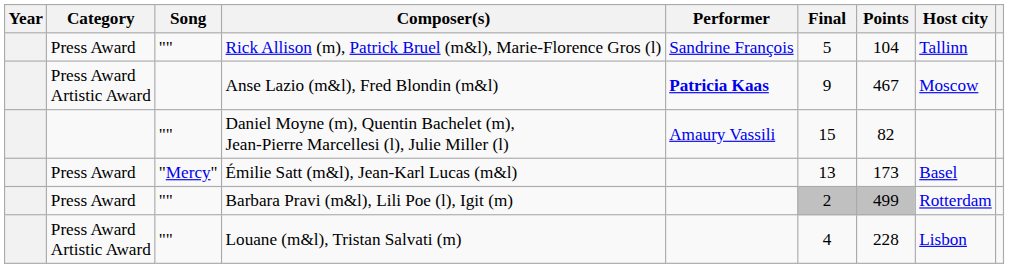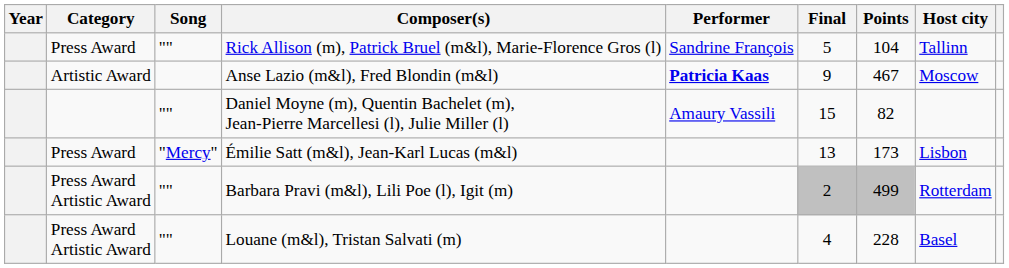(101, 85) Press Award Artistic Award -> (101, 75) Artistic Award
(938, 172) Basel -> (943, 152) Lisbon
(93, 201) Press Award -> (101, 190) Press Award Artistic Award
(943, 239) Lisbon -> (938, 239) Basel
